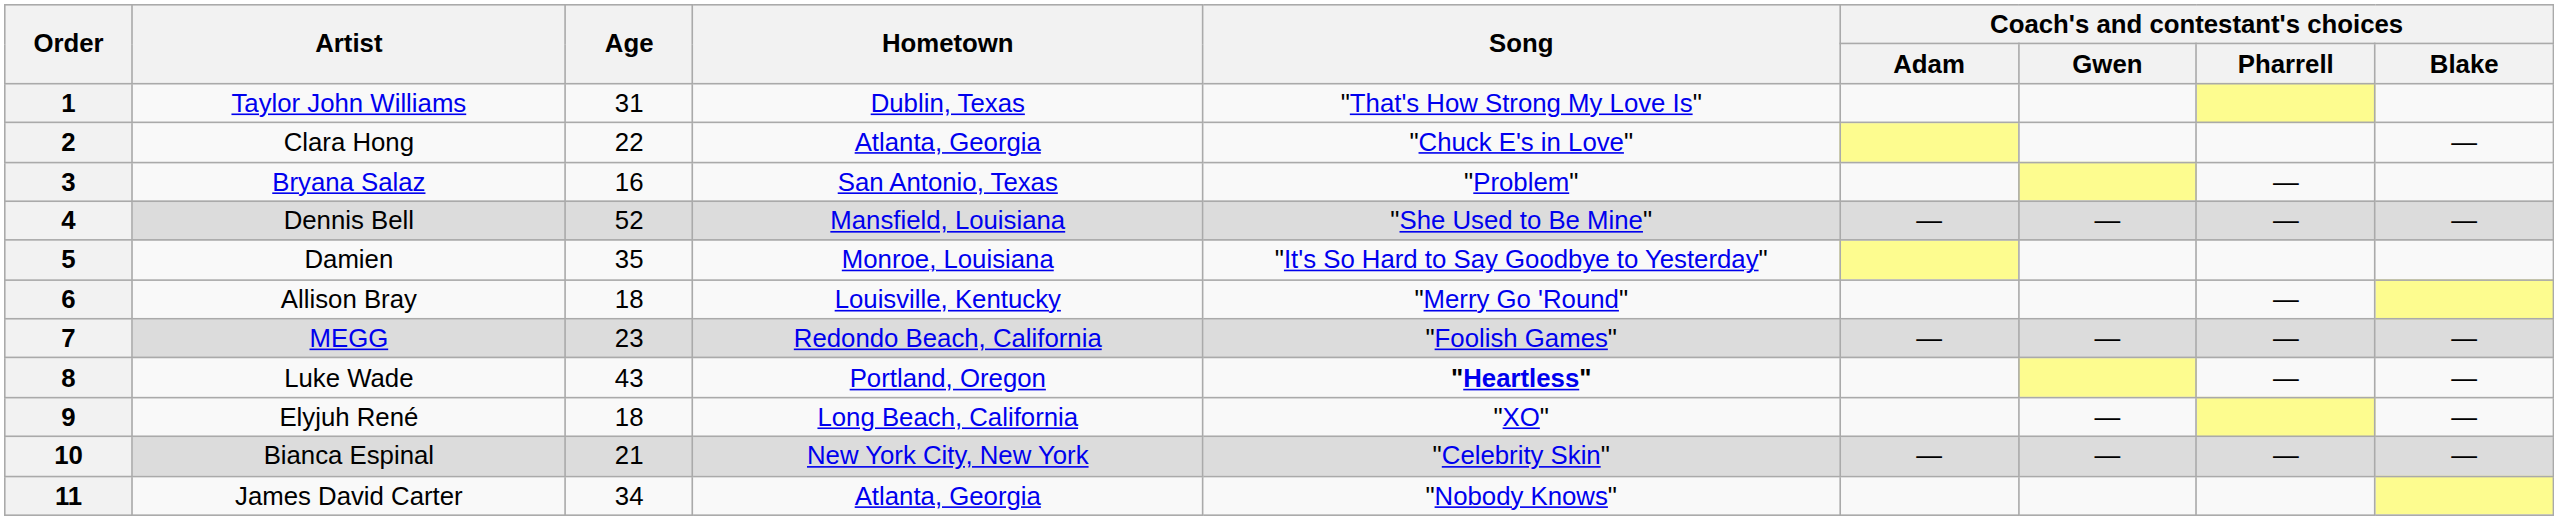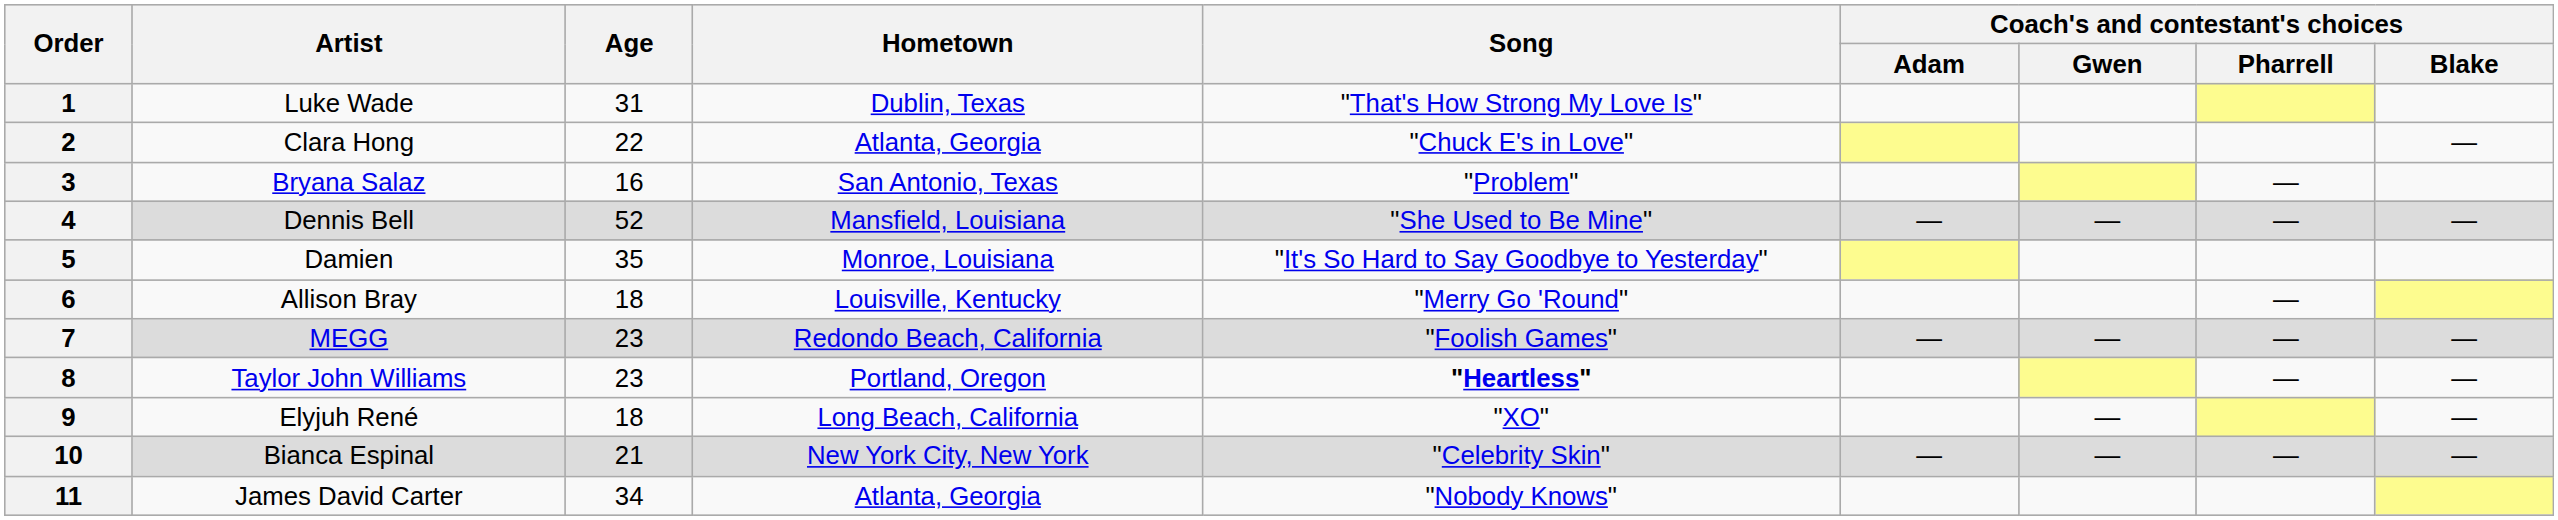(349, 103) Taylor John Williams -> (349, 103) Luke Wade
(349, 378) Luke Wade -> (349, 378) Taylor John Williams
(629, 378) 43 -> (629, 378) 23
